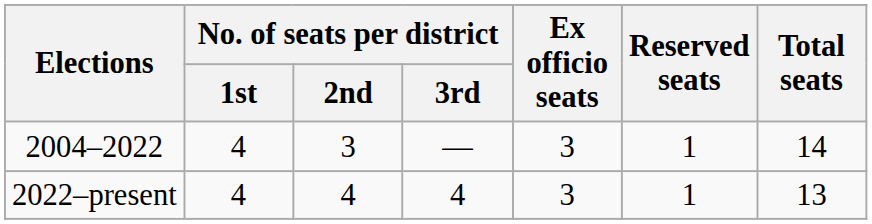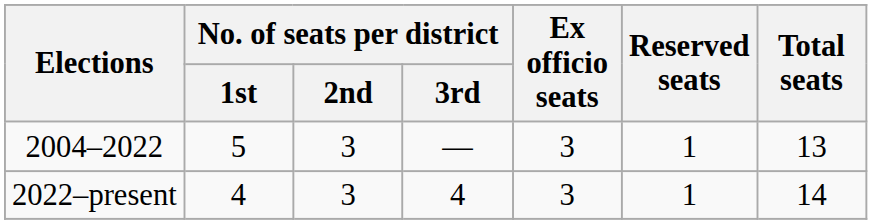(238, 145) 4 -> (238, 145) 5
(811, 145) 14 -> (811, 145) 13
(348, 194) 4 -> (348, 194) 3
(811, 194) 13 -> (811, 194) 14
